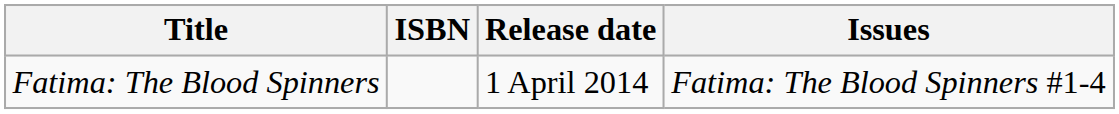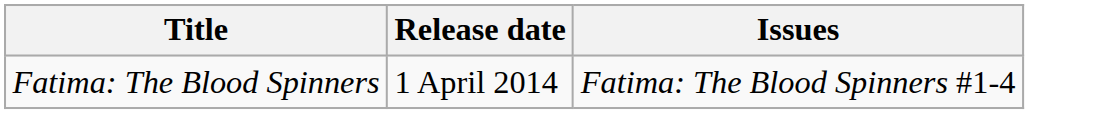- column: (432, 30)
